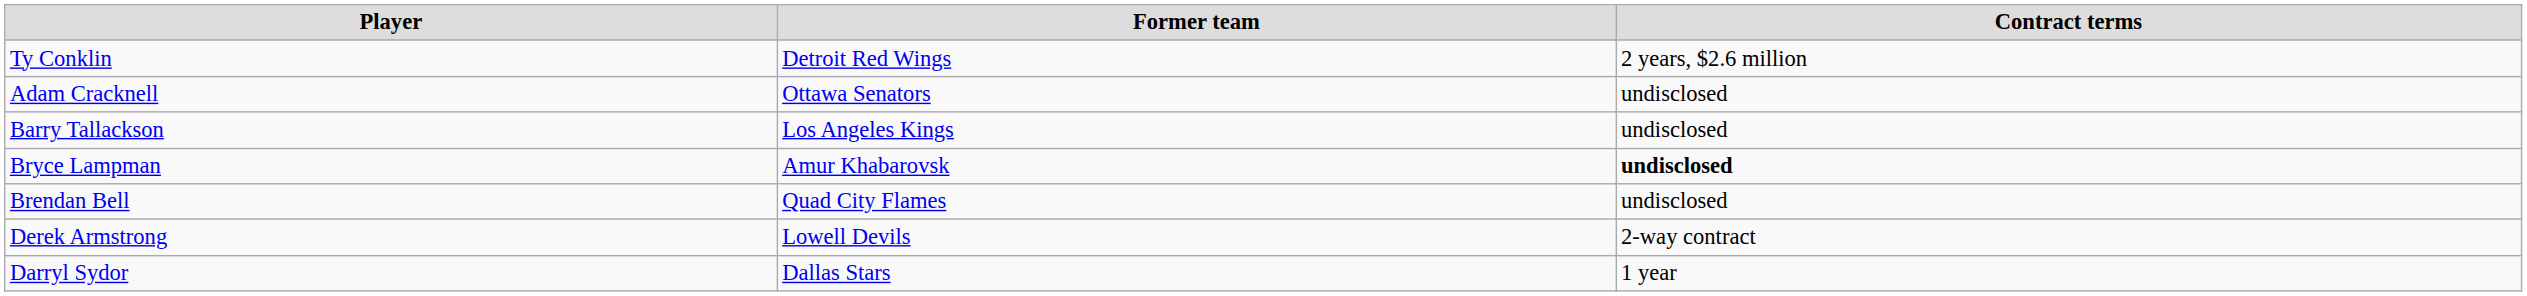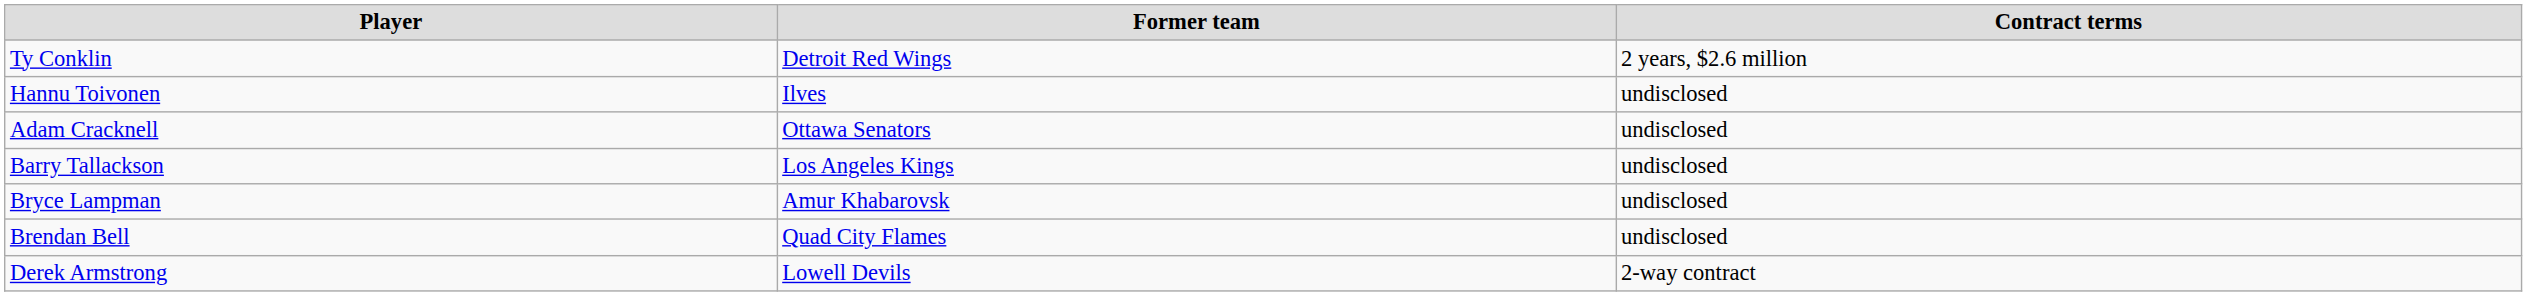+ row: (85, 93)
(1677, 165) bold -> (1674, 201) normal
- row: (69, 272)
